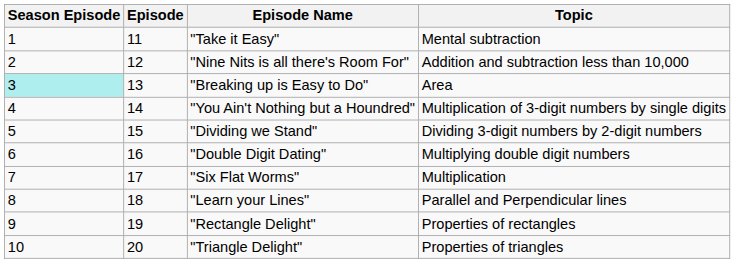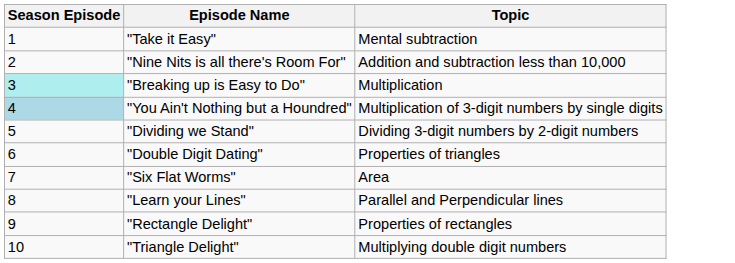- column: (155, 16)
(437, 85) Area -> (400, 85) Multiplication
(12, 108) no background -> (12, 108) lightblue background
(526, 154) Multiplying double digit numbers -> (429, 154) Properties of triangles
(464, 177) Multiplication -> (374, 177) Area
(493, 246) Properties of triangles -> (462, 246) Multiplying double digit numbers
